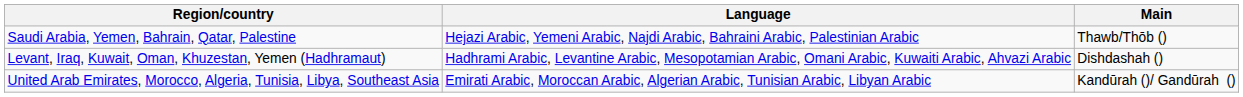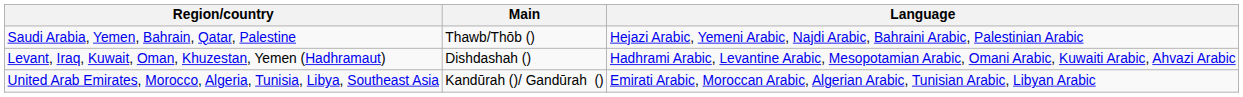columns swapped: (758, 15) <-> (1157, 15)
